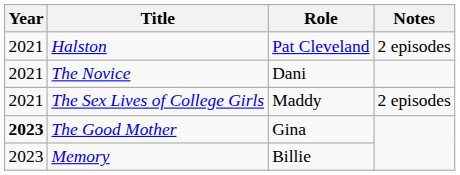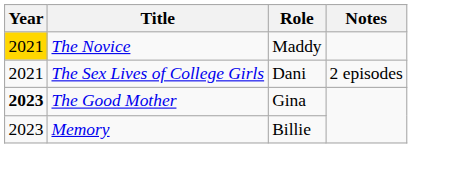- row: (79, 45)
(26, 73) no background -> (26, 45) gold background
(289, 73) Dani -> (297, 45) Maddy
(297, 101) Maddy -> (289, 73) Dani
